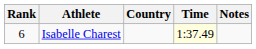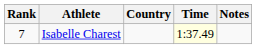(22, 33) 6 -> (22, 33) 7
